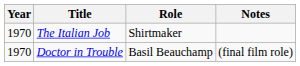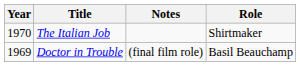columns swapped: (171, 14) <-> (256, 14)
(19, 52) 1970 -> (19, 52) 1969
